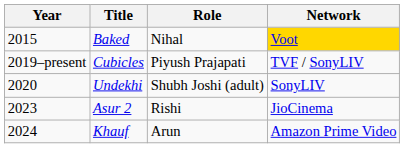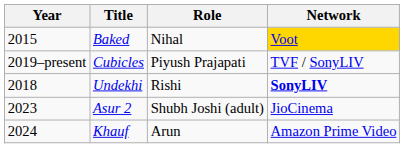(22, 85) 2020 -> (22, 85) 2018
(207, 85) Shubh Joshi (adult) -> (166, 85) Rishi
(298, 85) normal -> (299, 85) bold
(166, 108) Rishi -> (207, 108) Shubh Joshi (adult)
